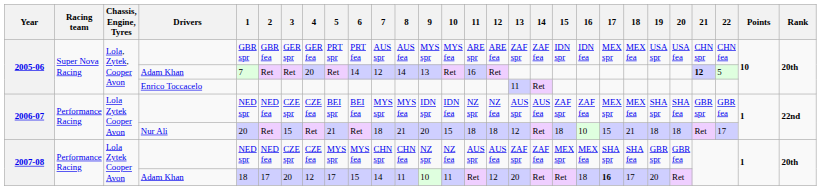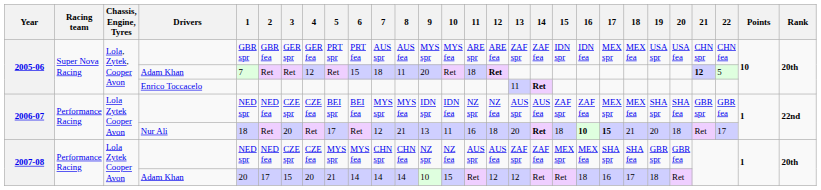(309, 71) 20 -> (309, 71) 12
(355, 71) 14 -> (355, 71) 15
(378, 71) 12 -> (378, 71) 18
(401, 71) 14 -> (401, 71) 11
(425, 71) 13 -> (425, 71) 20
(471, 71) 16 -> (471, 71) 18
(495, 71) normal -> (495, 71) bold
(539, 86) normal -> (539, 86) bold
(243, 130) 20 -> (243, 130) 18
(288, 130) 15 -> (288, 130) 20
(331, 130) 21 -> (331, 130) 17
(378, 130) 18 -> (378, 130) 12
(425, 130) 20 -> (425, 130) 13
(448, 130) 15 -> (448, 130) 11
(471, 130) 18 -> (471, 130) 16
(515, 130) 12 -> (515, 130) 20
(539, 130) normal -> (539, 130) bold
(583, 130) normal -> (583, 130) bold
(606, 130) normal -> (606, 130) bold
(654, 130) 18 -> (654, 130) 20
(243, 176) 18 -> (243, 176) 20
(288, 176) 20 -> (288, 176) 15
(309, 176) 12 -> (309, 176) 20
(331, 176) 17 -> (331, 176) 21
(355, 176) 15 -> (355, 176) 14
(401, 176) 11 -> (401, 176) 14
(448, 176) 11 -> (448, 176) 15
(515, 176) 20 -> (515, 176) 12
(606, 176) bold -> (606, 176) normal
(654, 176) 20 -> (654, 176) 18
